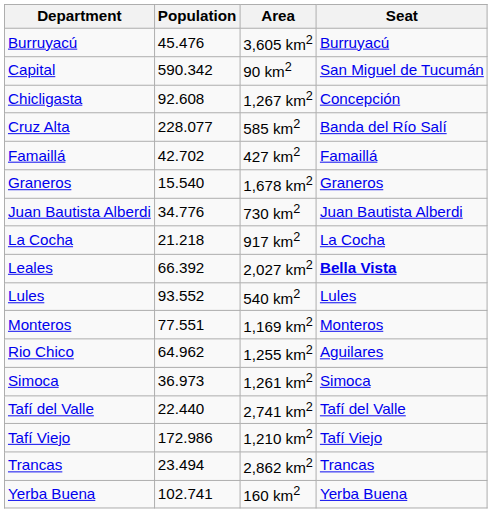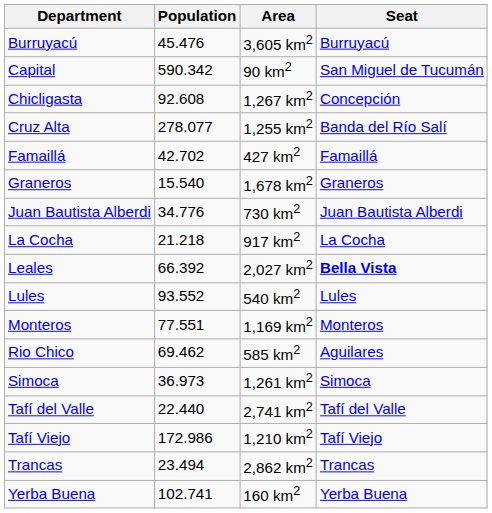(185, 127) 228.077 -> (185, 127) 278.077
(272, 127) 585 km2 -> (278, 127) 1,255 km2
(181, 353) 64.962 -> (181, 353) 69.462
(278, 353) 1,255 km2 -> (272, 353) 585 km2
